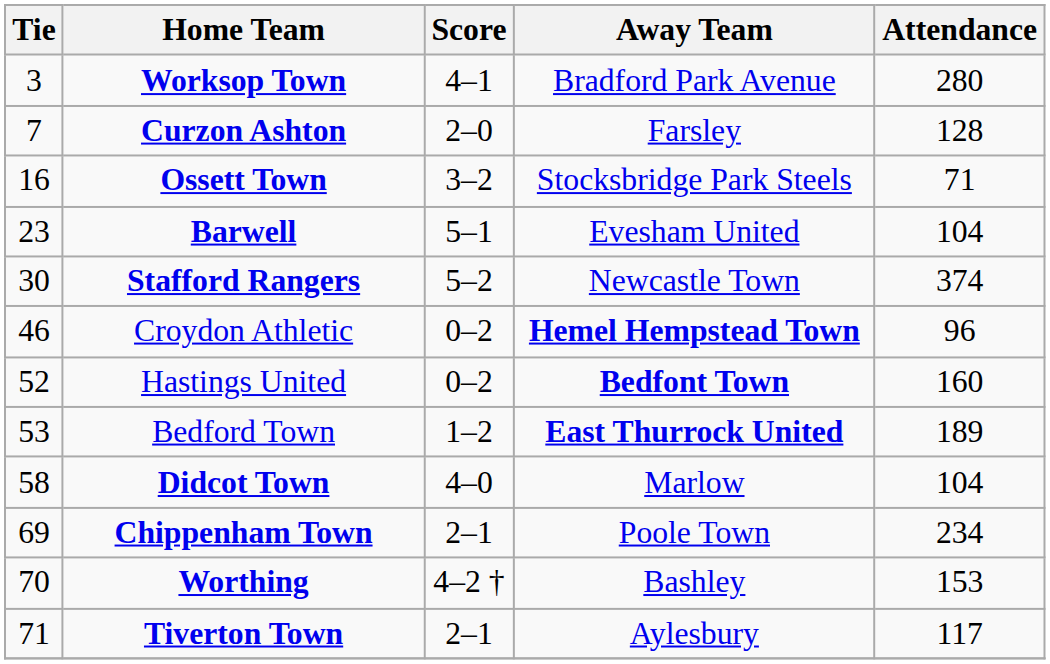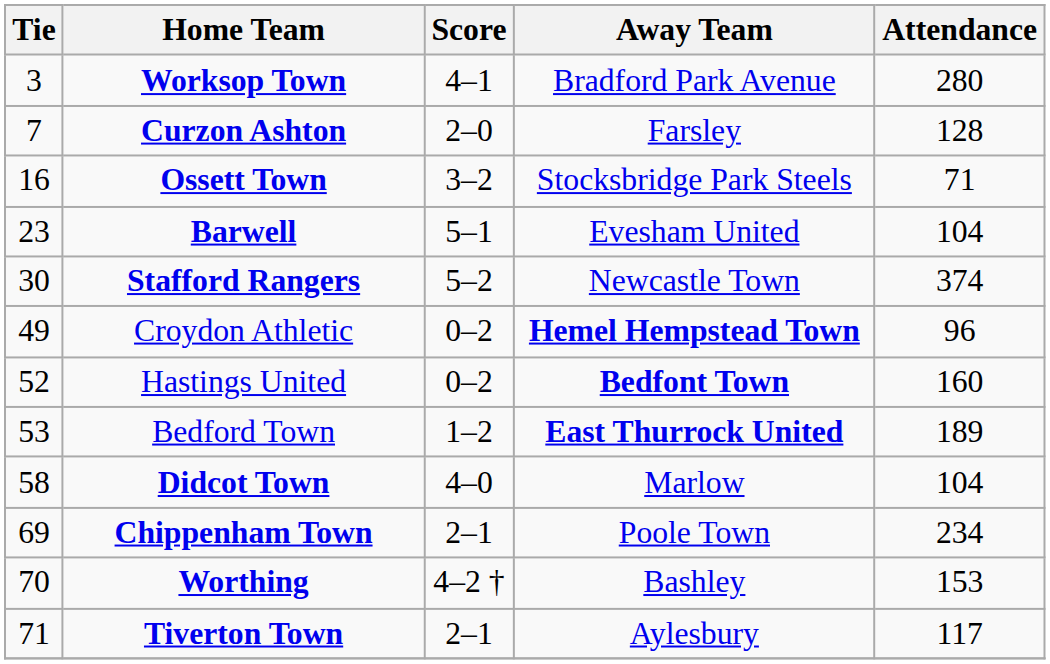(34, 331) 46 -> (34, 331) 49
